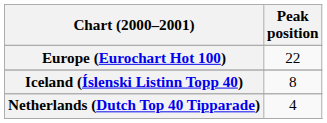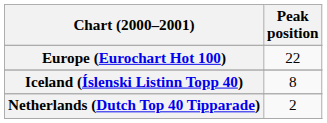(293, 105) 4 -> (293, 105) 2
